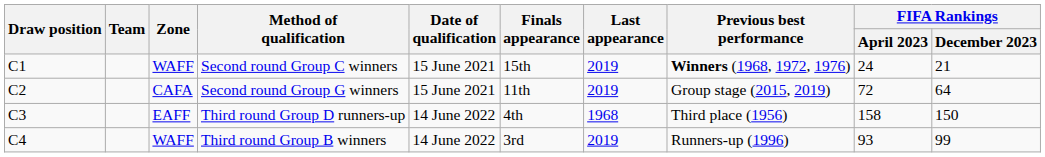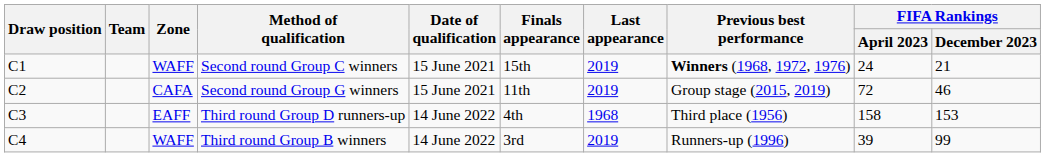(943, 90) 64 -> (943, 90) 46
(947, 115) 150 -> (947, 115) 153
(865, 139) 93 -> (865, 139) 39
